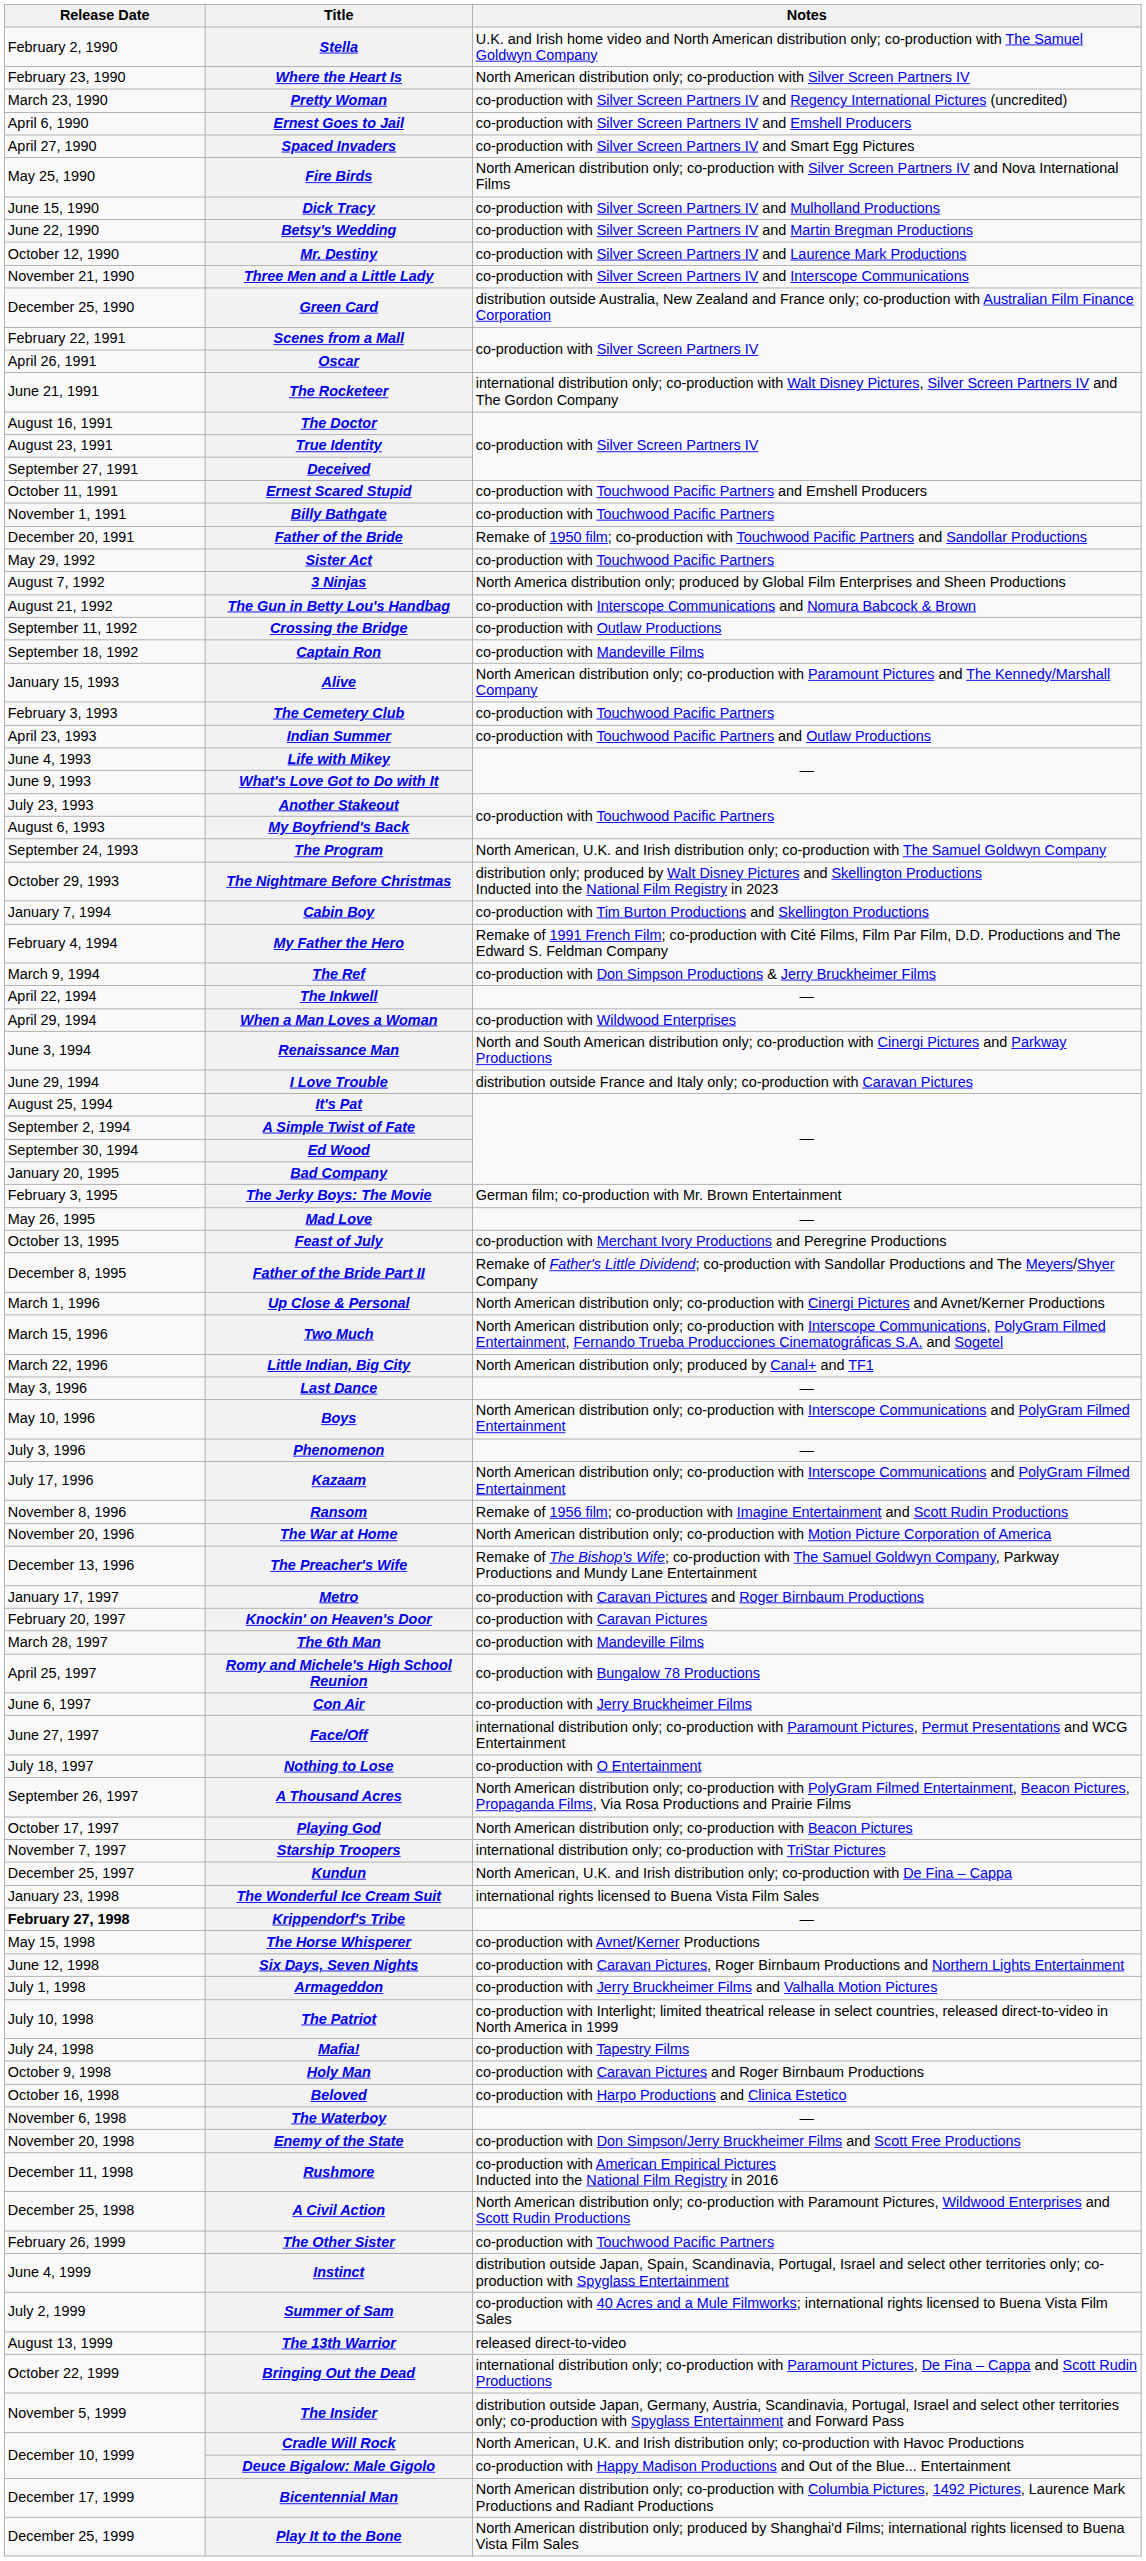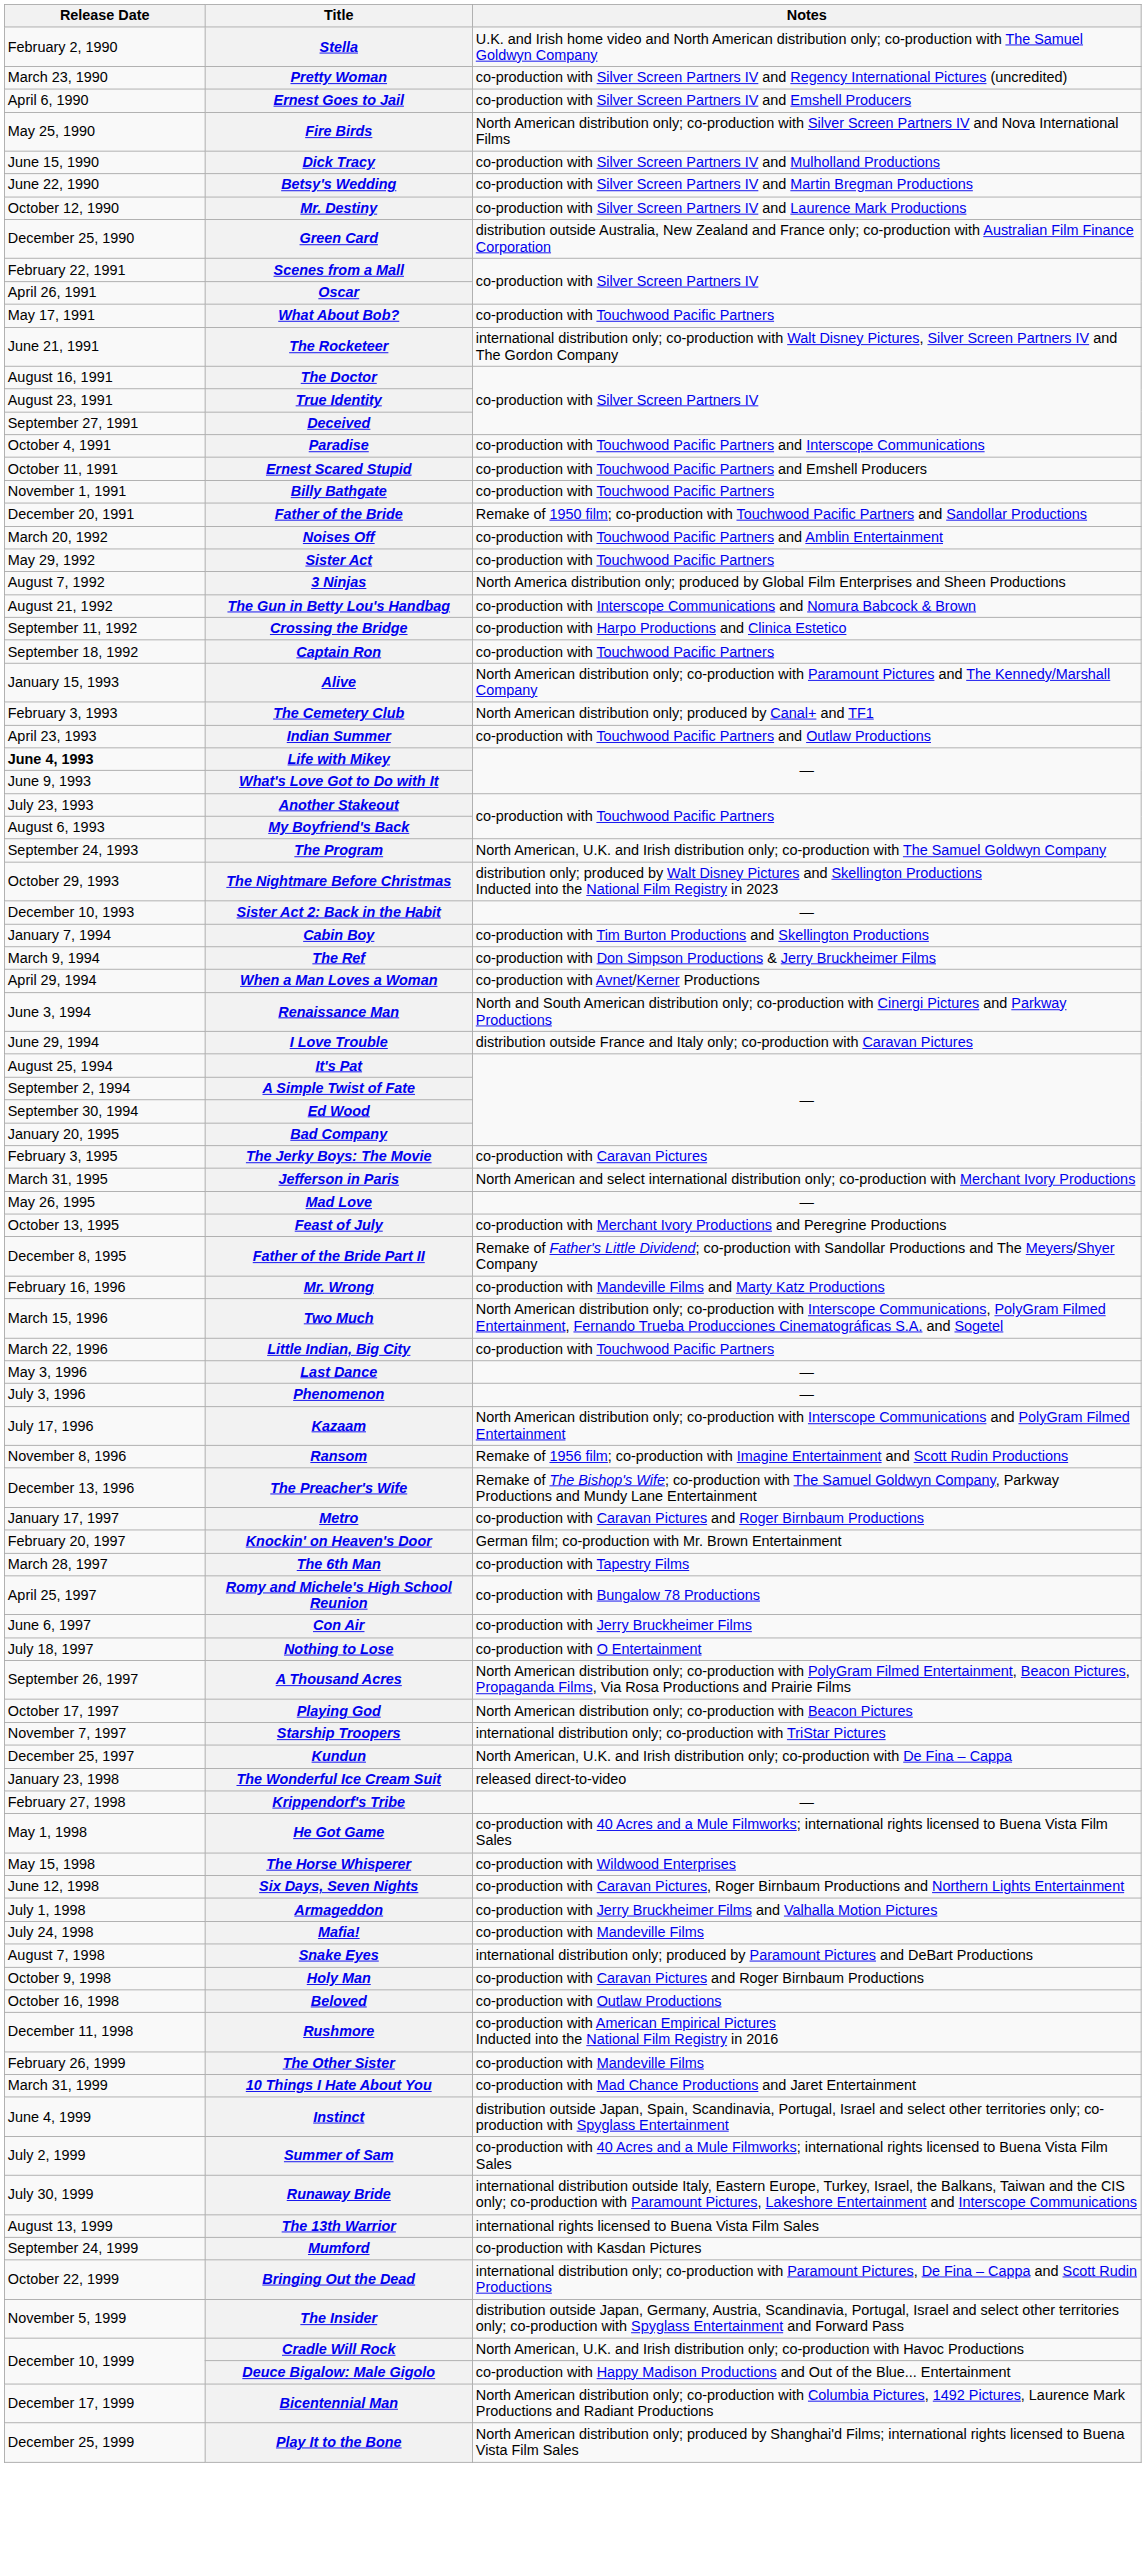- row: (339, 77)
- row: (339, 146)
- row: (339, 276)
+ row: (339, 315)
+ row: (339, 446)
+ row: (339, 537)
(599, 628) co-production with Outlaw Productions -> (661, 628) co-production with Harpo Productions and Clinica Estetico
(590, 651) co-production with Mandeville Films -> (625, 651) co-production with Touchwood Pacific Partners
(625, 713) co-production with Touchwood Pacific Partners -> (675, 713) North American distribution only; produced by Canal+ and TF1
(49, 759) normal -> (51, 759) bold
+ row: (339, 912)
- row: (339, 943)
- row: (339, 997)
(606, 1019) co-production with Wildwood Enterprises -> (618, 980) co-production with Avnet/Kerner Productions
(659, 1196) German film; co-production with Mr. Brown Entertainment -> (591, 1157) co-production with Caravan Pictures
+ row: (339, 1179)
+ row: (339, 1287)
- row: (339, 1303)
(675, 1365) North American distribution only; produced by Canal+ and TF1 -> (625, 1349) co-production with Touchwood Pacific Partners
- row: (339, 1419)
- row: (339, 1534)
(591, 1619) co-production with Caravan Pictures -> (659, 1541) German film; co-production with Mr. Brown Entertainment
(590, 1642) co-production with Mandeville Films -> (583, 1564) co-production with Tapestry Films
- row: (339, 1735)
(647, 1896) international rights licensed to Buena Vista Film Sales -> (551, 1779) released direct-to-video
(69, 1919) bold -> (67, 1802) normal
+ row: (339, 1833)
(618, 1942) co-production with Avnet/Kerner Productions -> (606, 1864) co-production with Wildwood Enterprises
- row: (339, 2018)
(583, 2049) co-production with Tapestry Films -> (590, 1932) co-production with Mandeville Films
+ row: (339, 1955)
(661, 2095) co-production with Harpo Productions and Clinica Estetico -> (599, 2001) co-production with Outlaw Productions
- row: (339, 2118)
- row: (339, 2141)
- row: (339, 2211)
(625, 2242) co-production with Touchwood Pacific Partners -> (590, 2063) co-production with Mandeville Films
+ row: (339, 2085)
+ row: (339, 2194)
(551, 2342) released direct-to-video -> (647, 2225) international rights licensed to Buena Vista Film Sales
+ row: (339, 2248)
